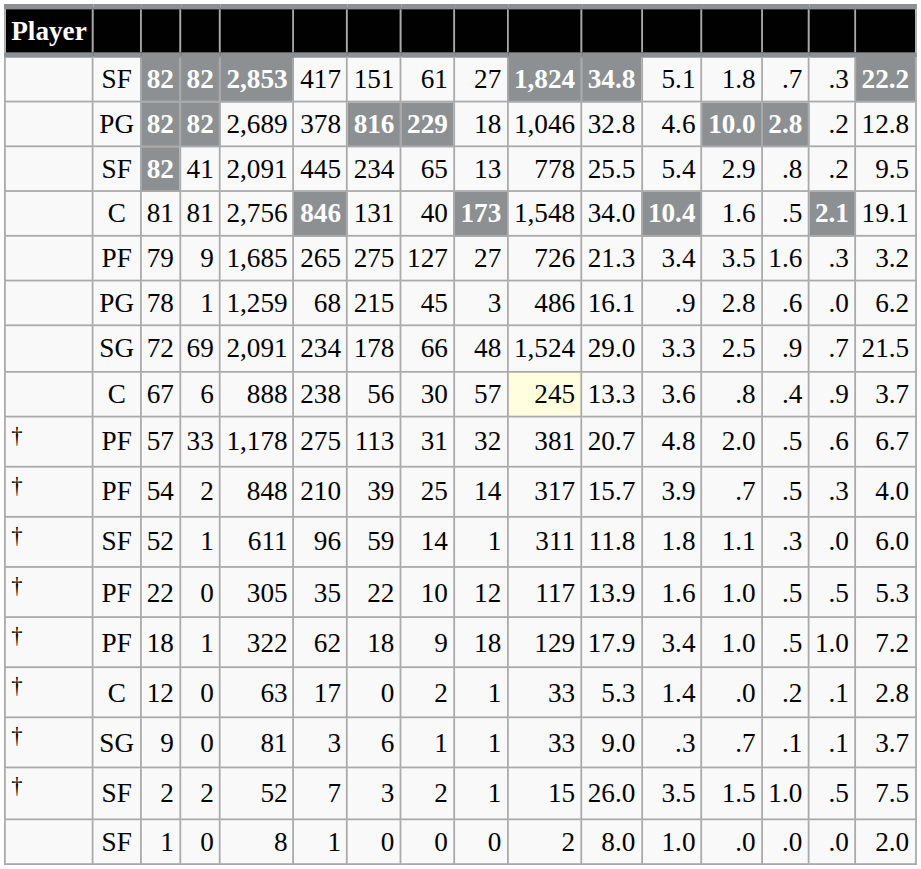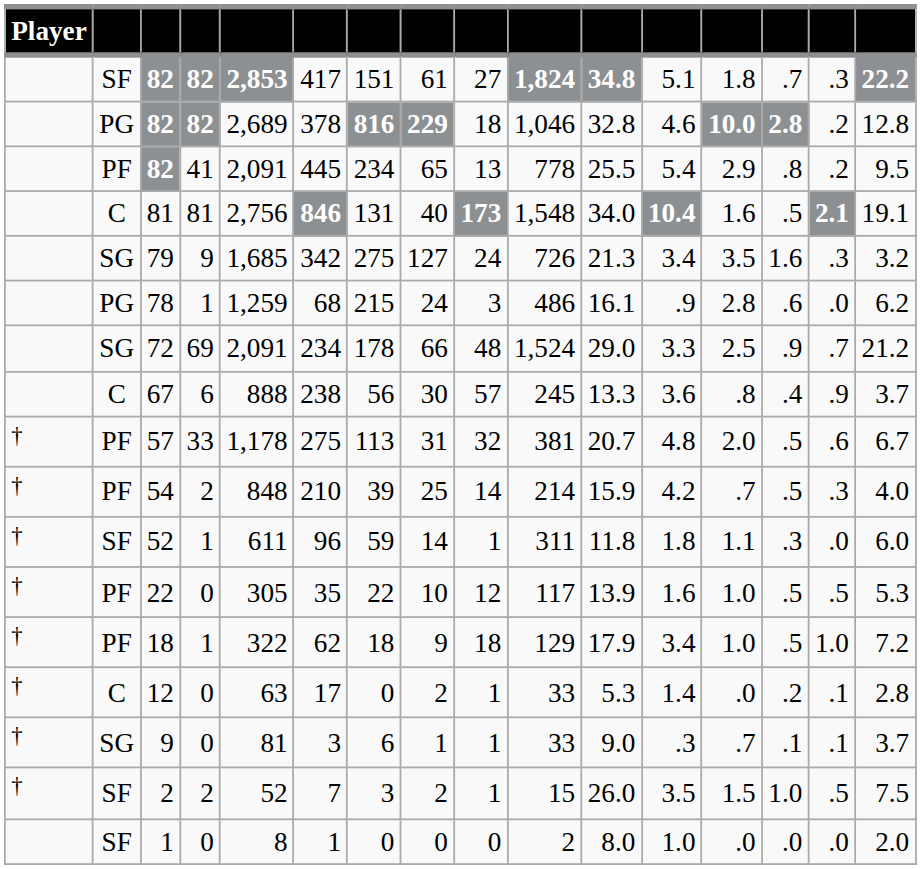(117, 168) SF -> (117, 168) PF
(117, 258) PF -> (117, 258) SG
(321, 258) 265 -> (321, 258) 342
(488, 258) 27 -> (488, 258) 24
(434, 303) 45 -> (434, 303) 24
(885, 348) 21.5 -> (885, 348) 21.2
(555, 393) lightyellow background -> (555, 393) no background
(555, 491) 317 -> (555, 491) 214
(611, 491) 15.7 -> (611, 491) 15.9
(679, 491) 3.9 -> (679, 491) 4.2
